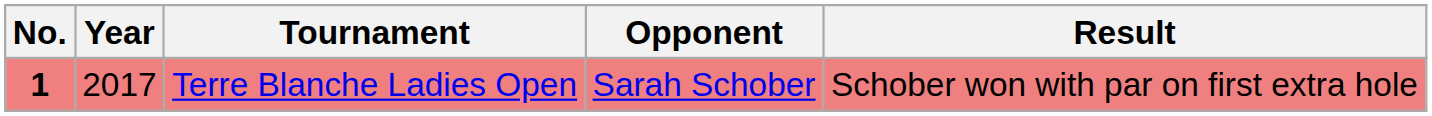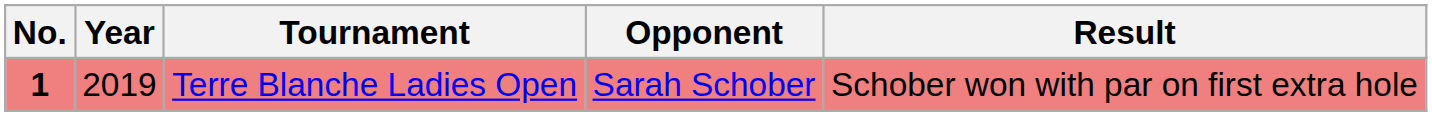(119, 85) 2017 -> (119, 85) 2019
